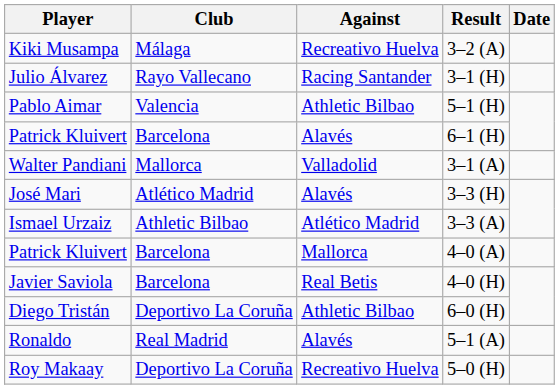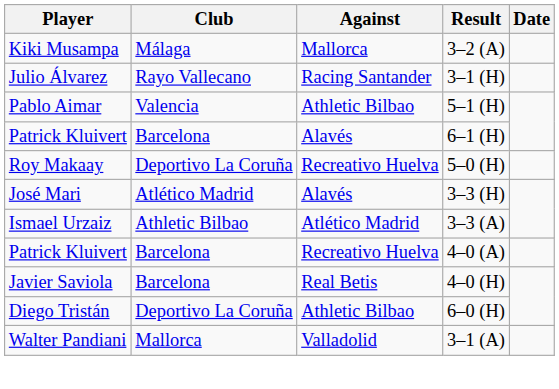(370, 48) Recreativo Huelva -> (334, 48) Mallorca
rows swapped: (68, 164) <-> (56, 369)
(334, 252) Mallorca -> (370, 252) Recreativo Huelva
- row: (40, 340)
